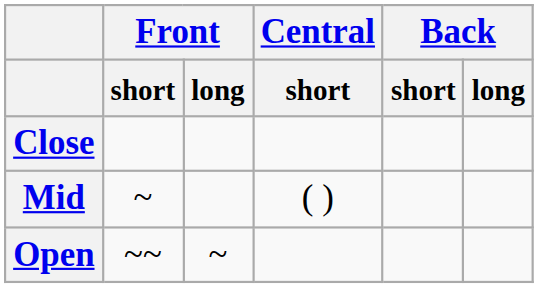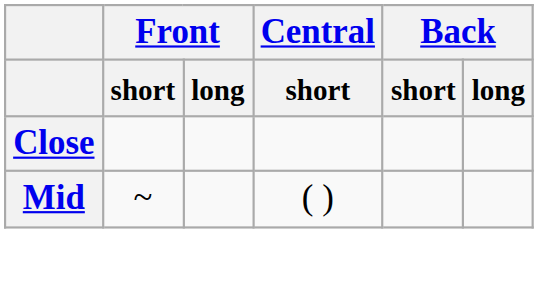- row: (54, 253)
